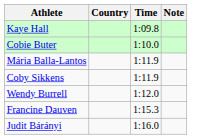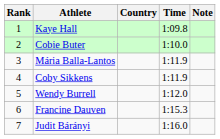+ column: (19, 12)
